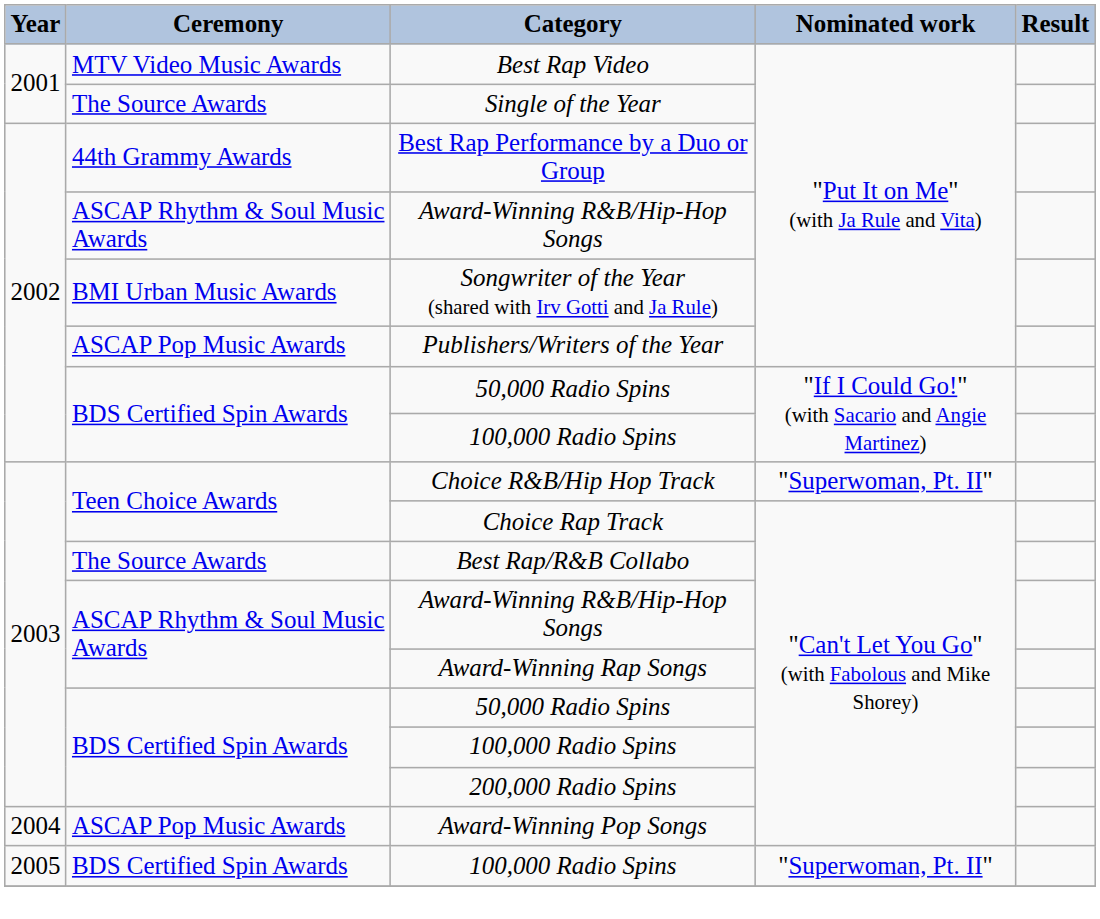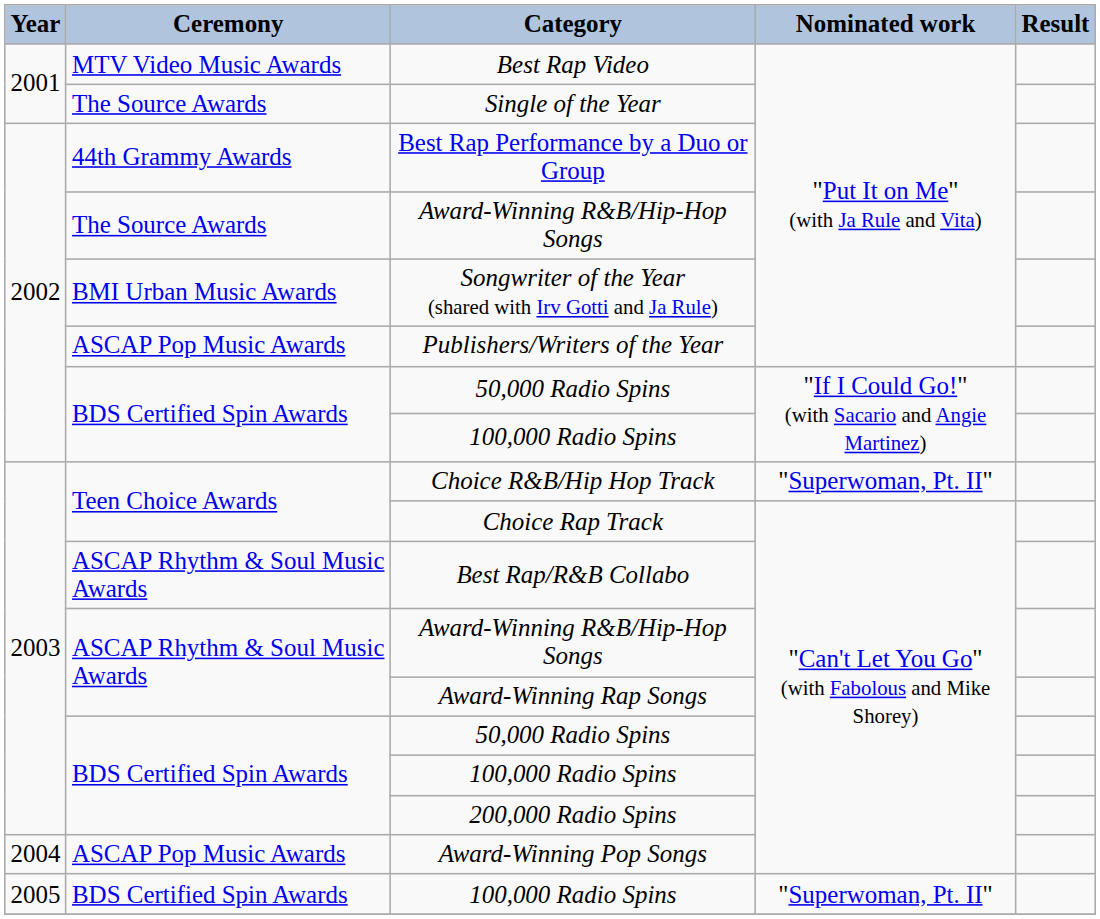(228, 224) ASCAP Rhythm & Soul Music Awards -> (169, 224) The Source Awards
(169, 560) The Source Awards -> (228, 574) ASCAP Rhythm & Soul Music Awards
